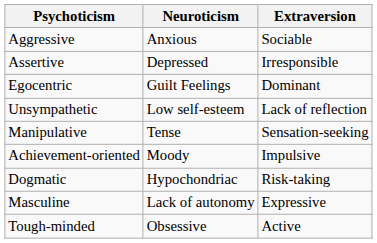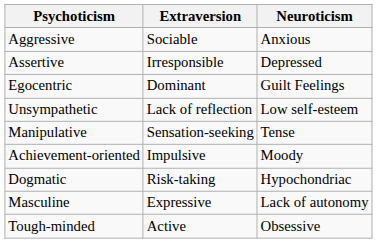columns swapped: (315, 16) <-> (201, 16)
